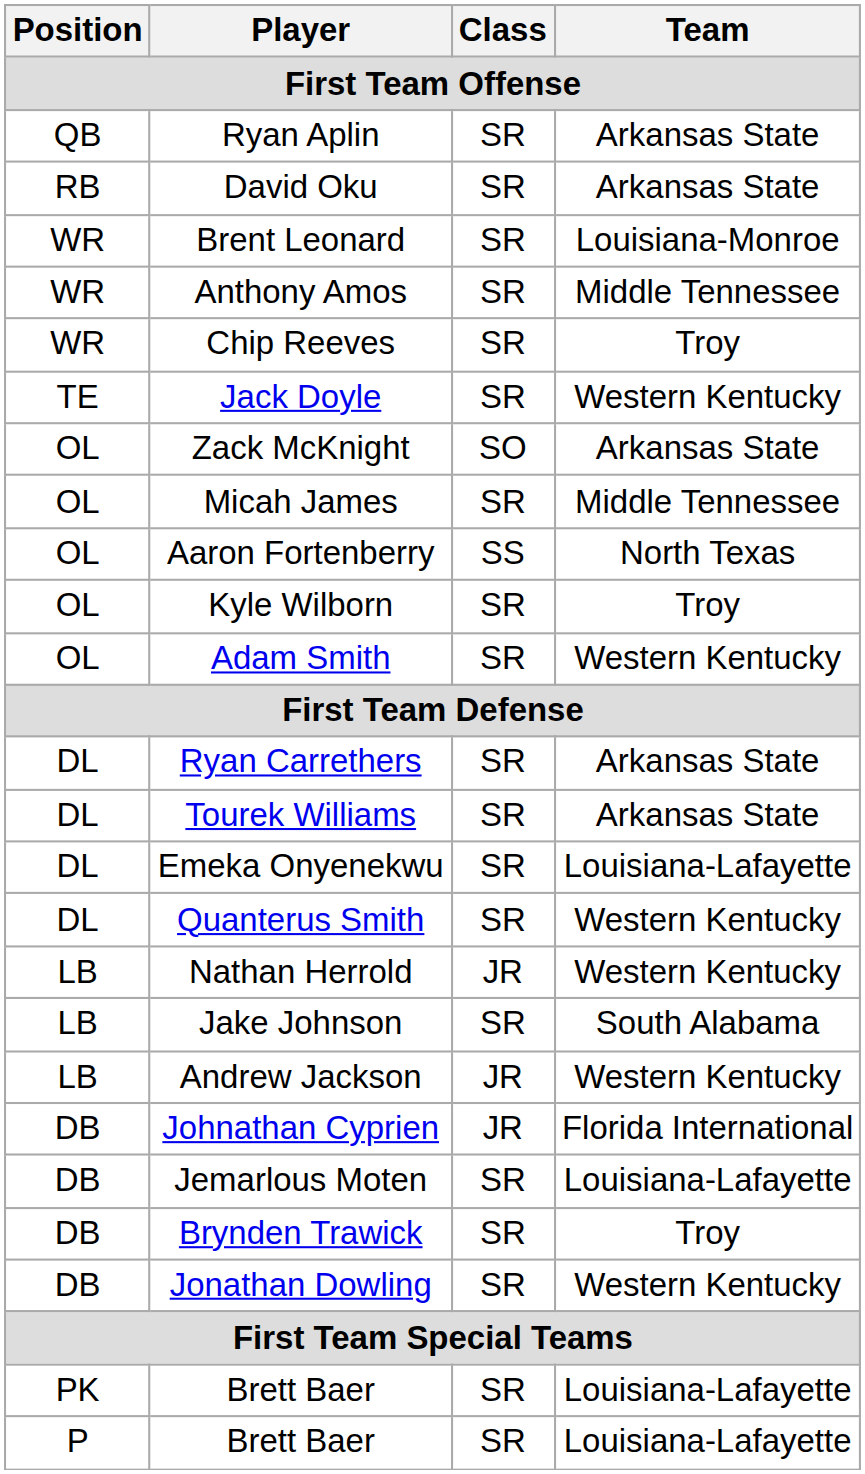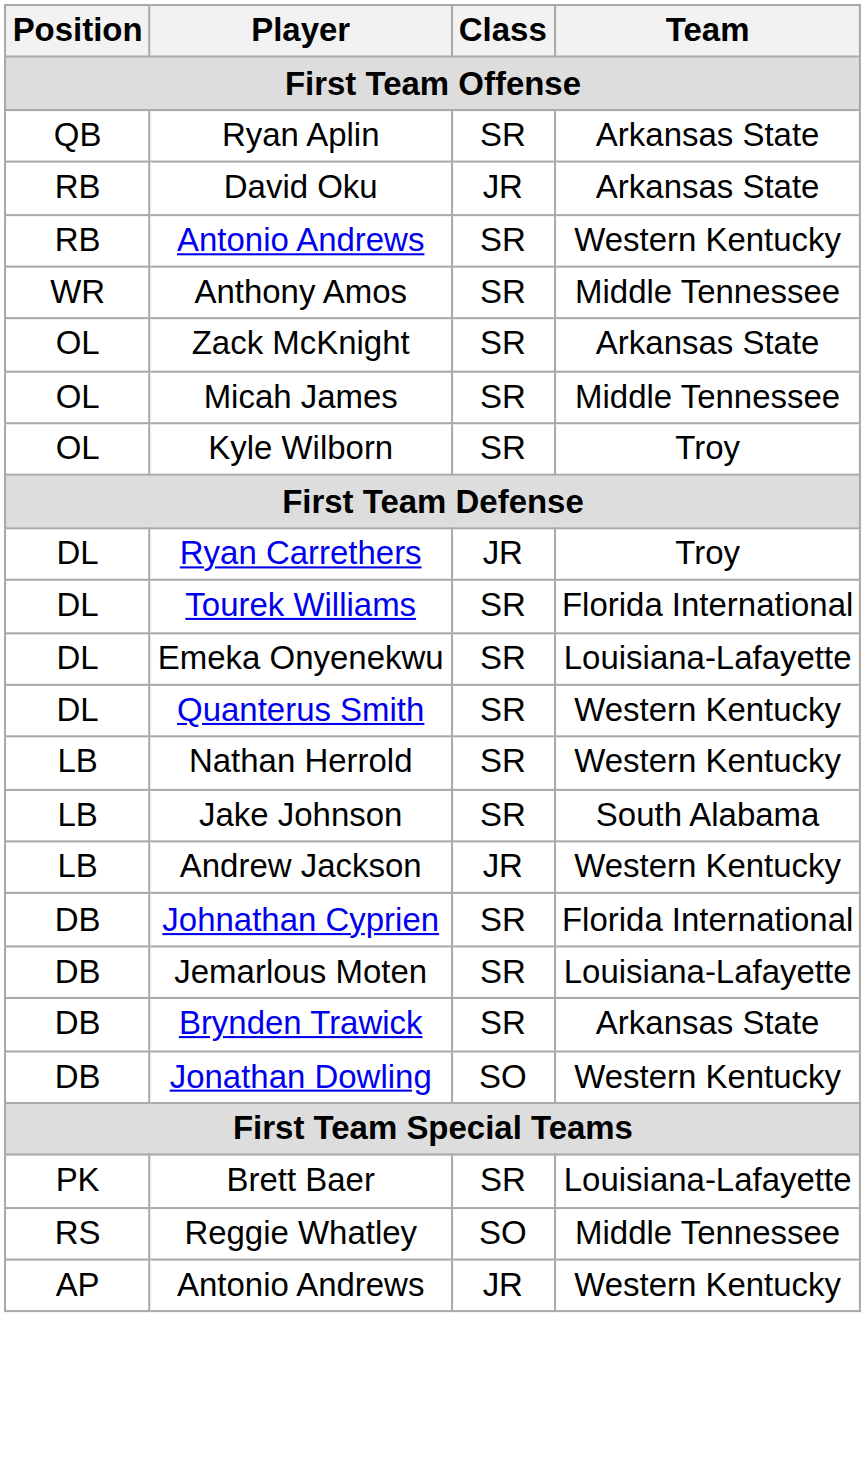(503, 187) SR -> (503, 187) JR
+ row: (78, 239)
- row: (78, 239)
- row: (78, 344)
- row: (78, 396)
(503, 448) SO -> (503, 344) SR
- row: (78, 553)
- row: (78, 657)
(503, 762) SR -> (503, 553) JR
(708, 762) Arkansas State -> (708, 553) Troy
(708, 814) Arkansas State -> (708, 605) Florida International
(503, 971) JR -> (503, 762) SR
(503, 1128) JR -> (503, 919) SR
(708, 1232) Troy -> (708, 1023) Arkansas State
(503, 1285) SR -> (503, 1076) SO
- row: (78, 1441)
+ row: (78, 1232)
+ row: (78, 1285)
